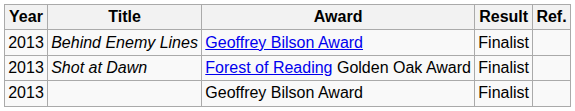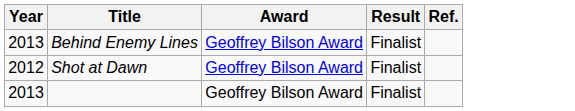(26, 67) 2013 -> (26, 67) 2012
(338, 67) Forest of Reading Golden Oak Award -> (284, 67) Geoffrey Bilson Award
